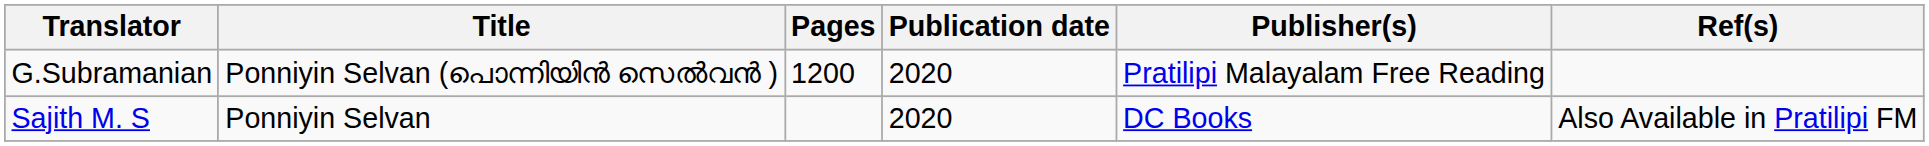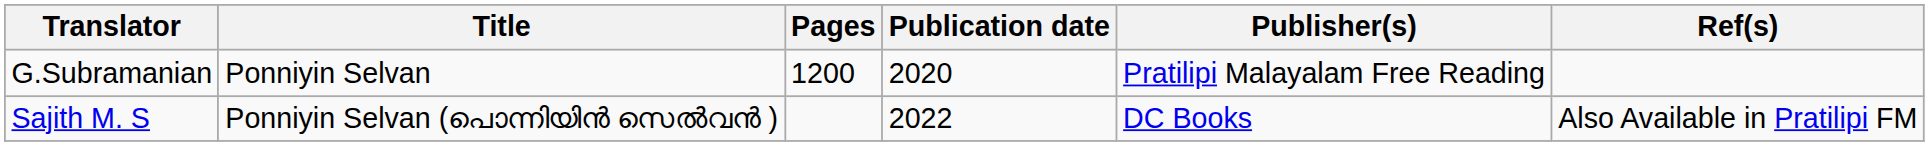(502, 72) Ponniyin Selvan (പൊന്നിയിൻ സെൽവൻ ) -> (328, 72) Ponniyin Selvan
(328, 118) Ponniyin Selvan -> (502, 118) Ponniyin Selvan (പൊന്നിയിൻ സെൽവൻ )
(921, 118) 2020 -> (921, 118) 2022
